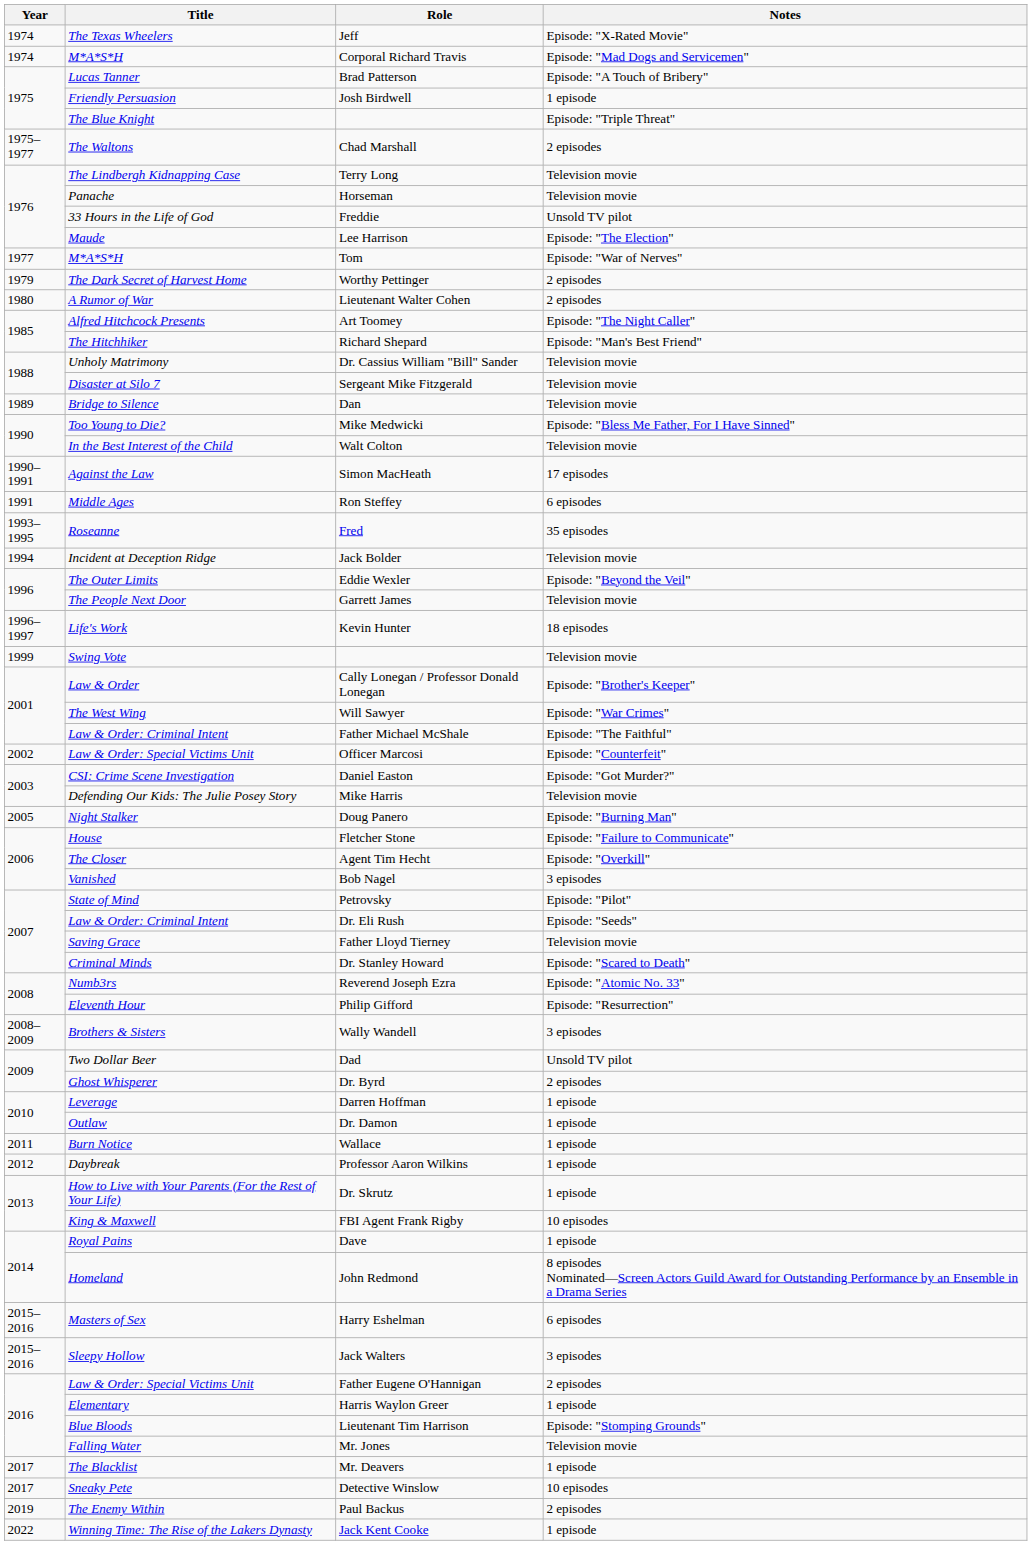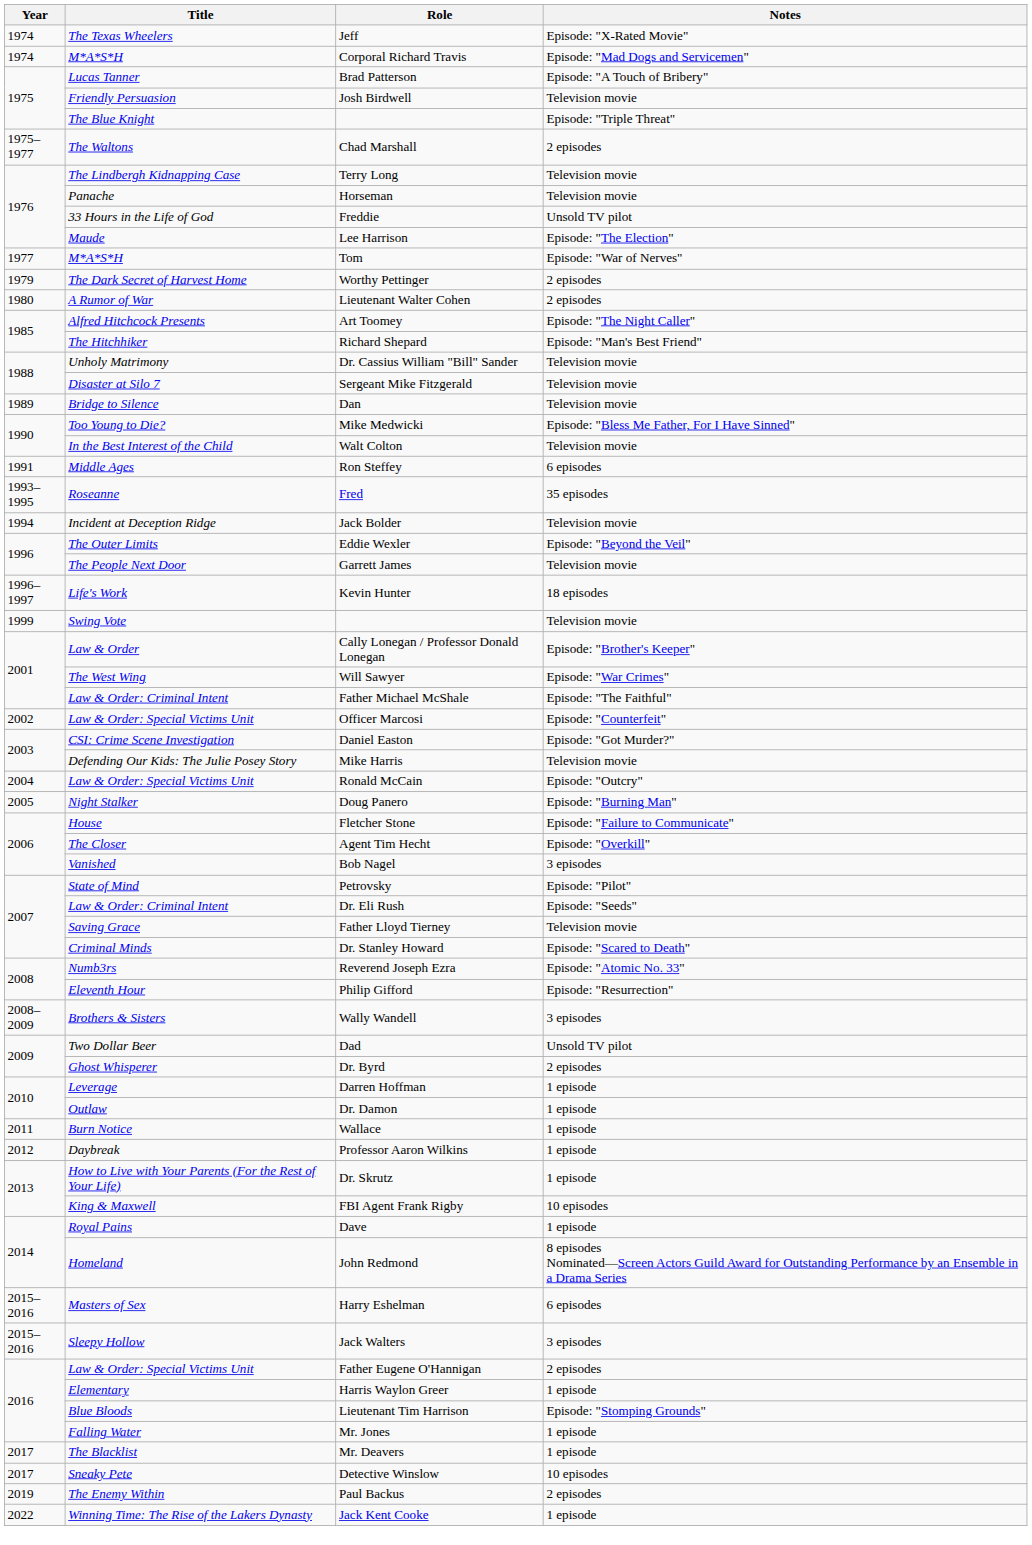(571, 98) 1 episode -> (592, 98) Television movie
- row: (111, 474)
+ row: (161, 781)
(592, 1446) Television movie -> (571, 1431) 1 episode
